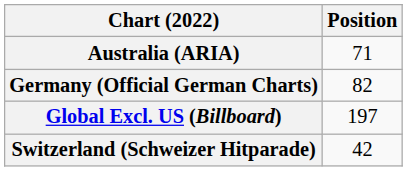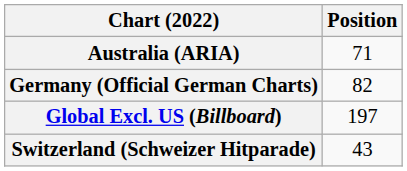(362, 149) 42 -> (362, 149) 43
